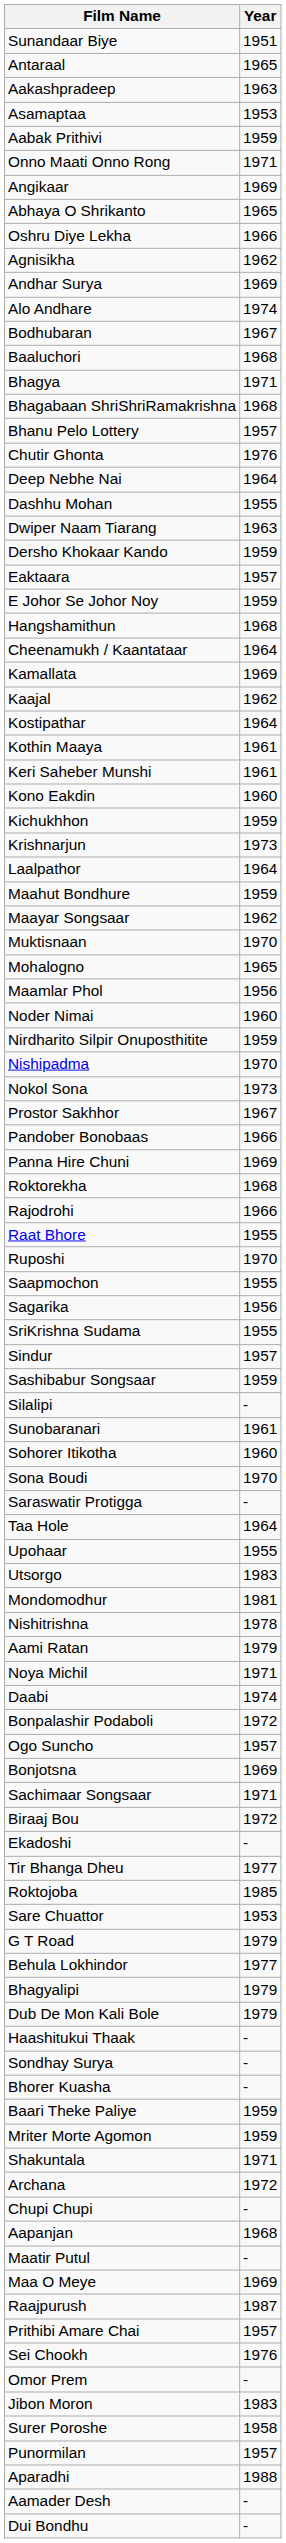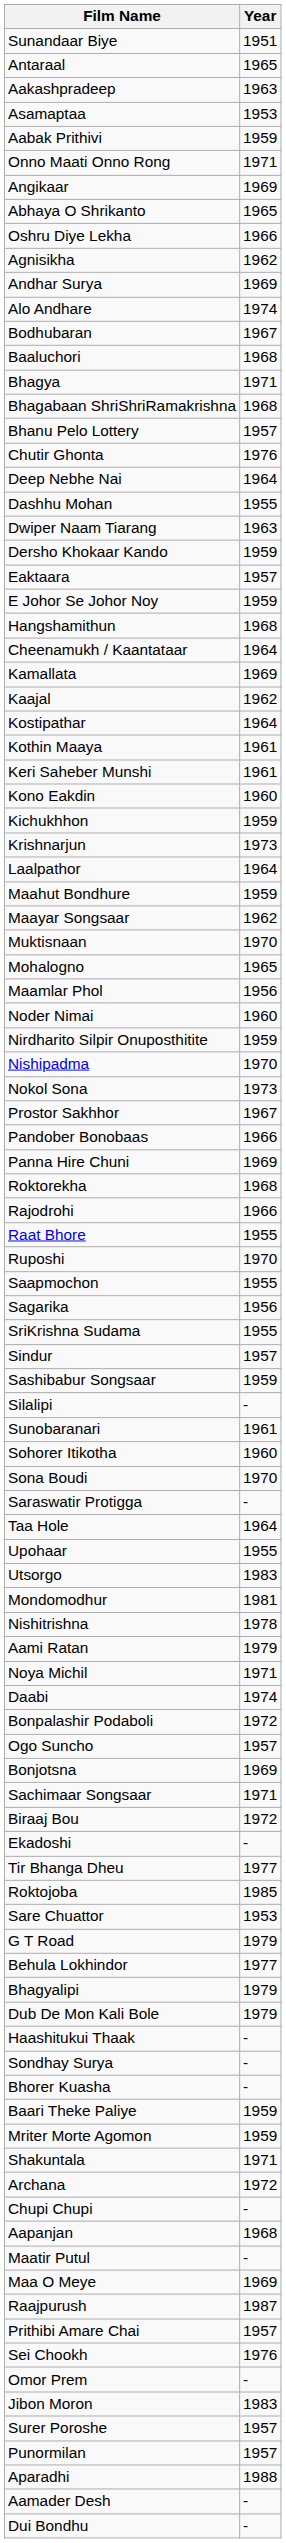(260, 2428) 1958 -> (260, 2428) 1957
